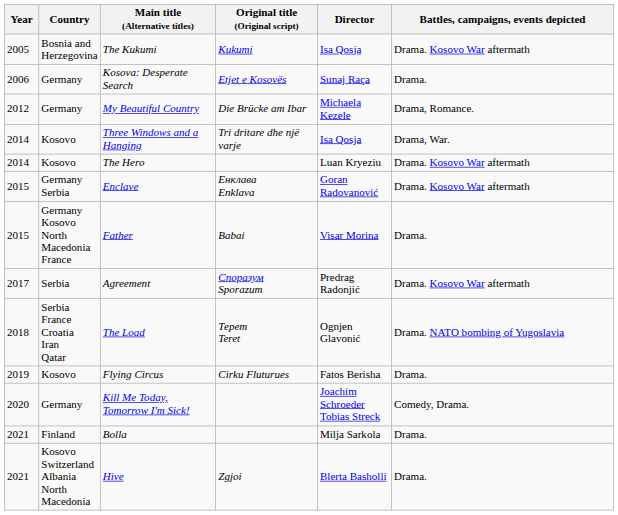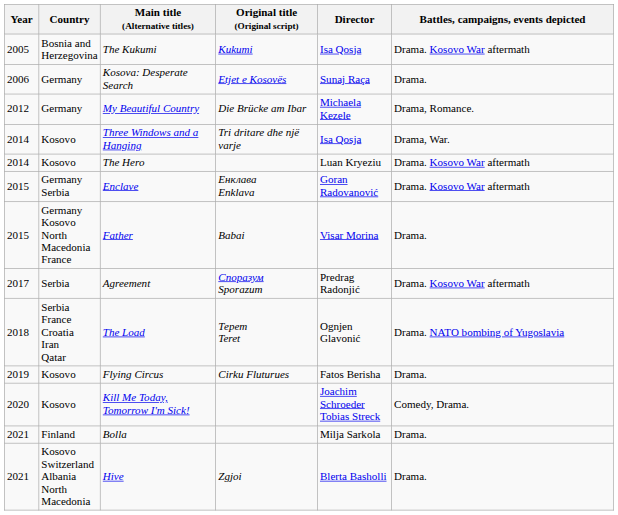(62, 404) Germany -> (58, 404) Kosovo
